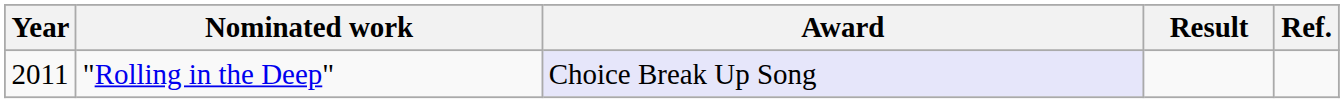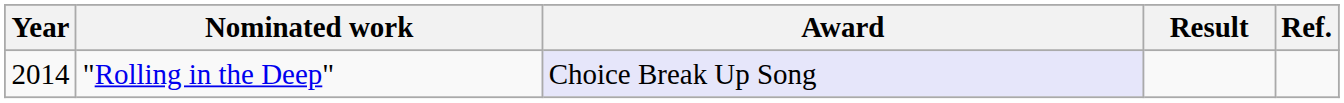(40, 73) 2011 -> (41, 73) 2014
